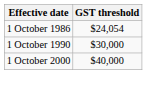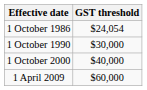+ row: (39, 77)
